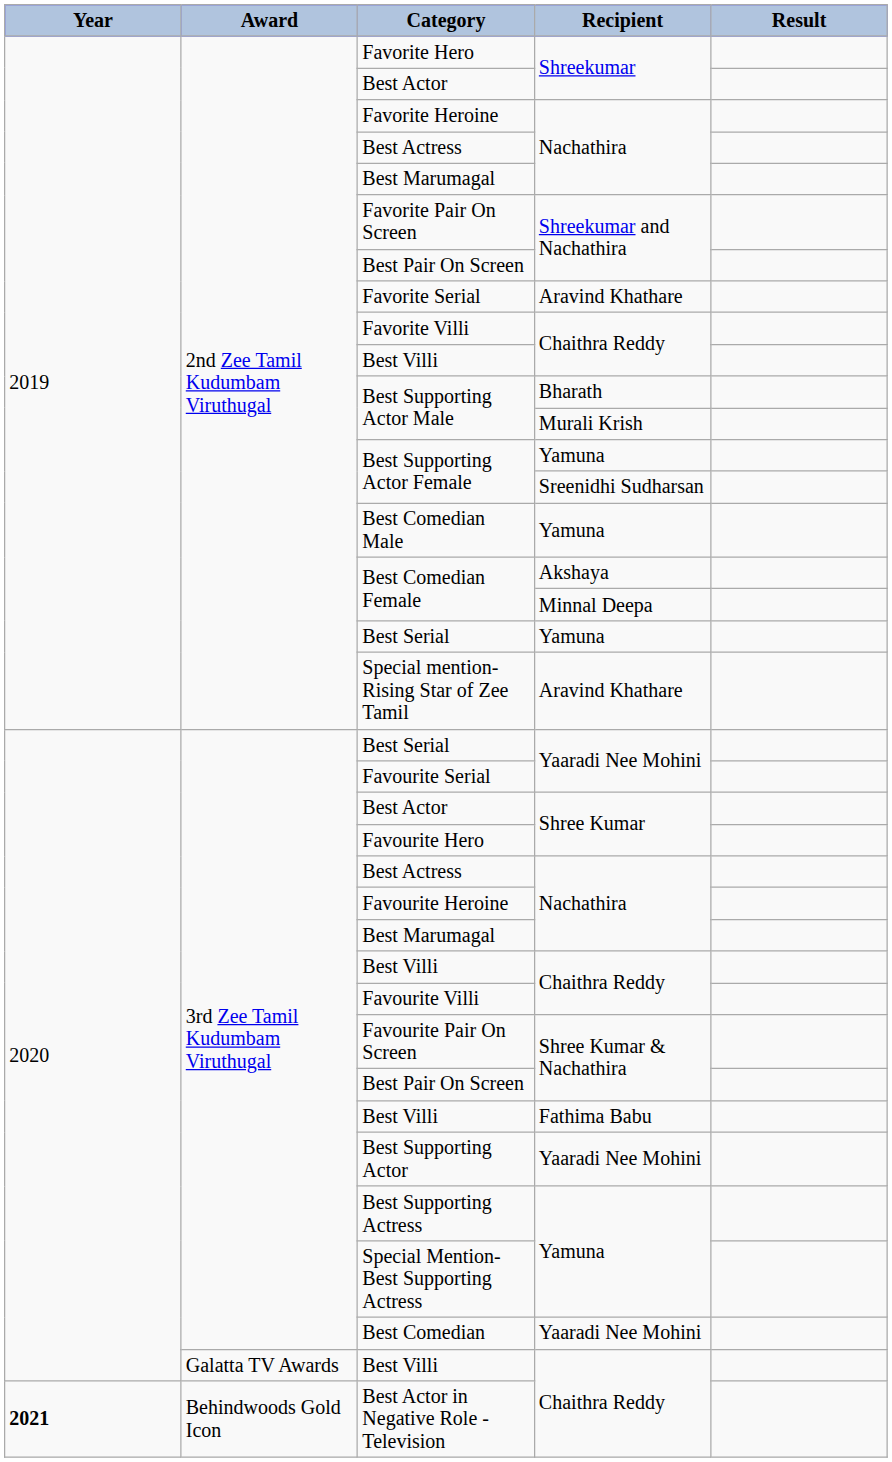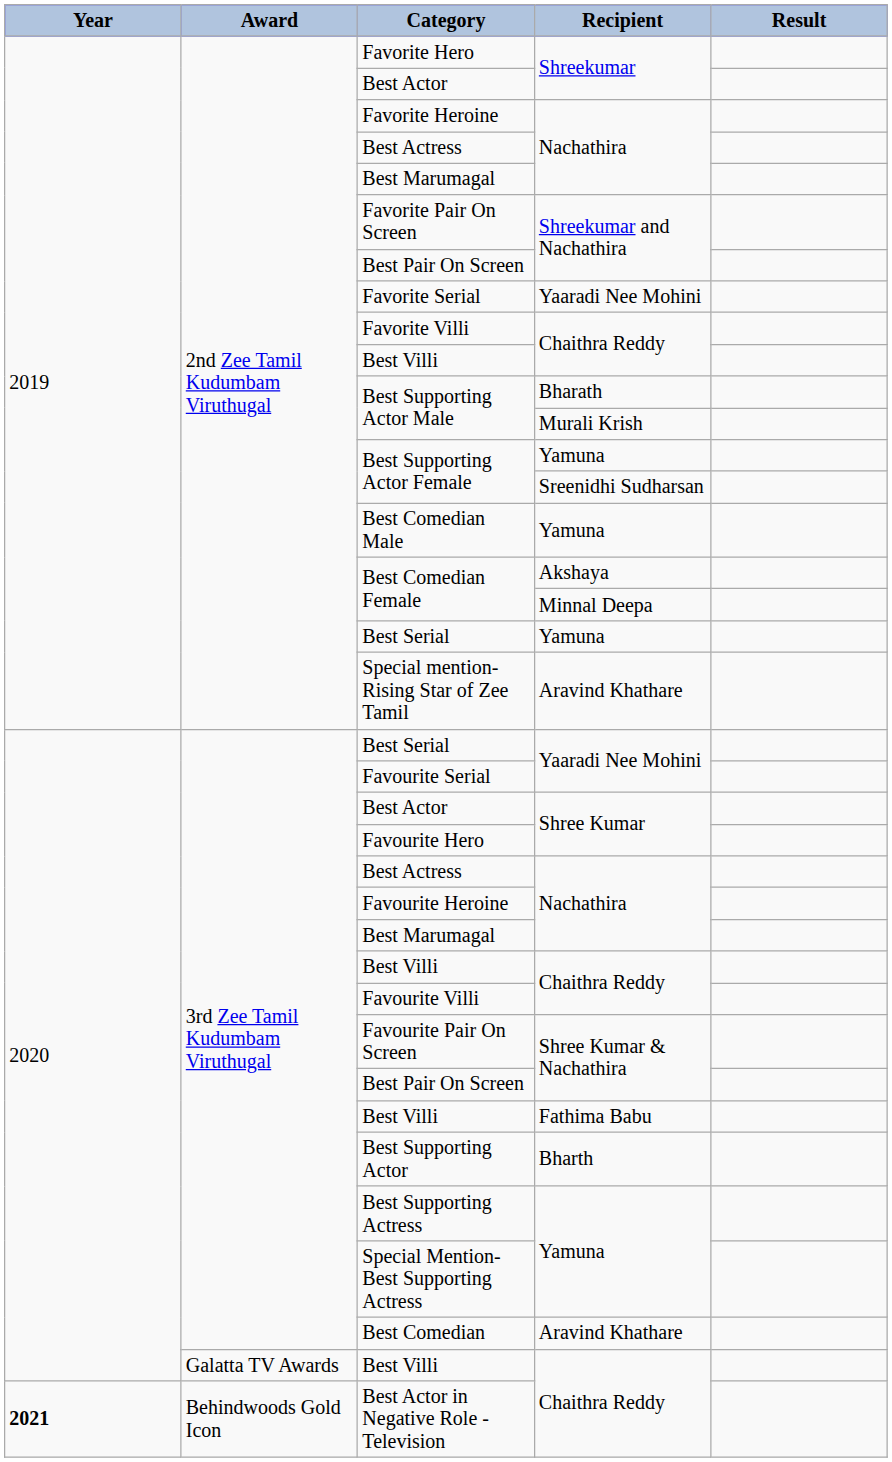(611, 296) Aravind Khathare -> (620, 296) Yaaradi Nee Mohini
(620, 1159) Yaaradi Nee Mohini -> (566, 1159) Bharth
(620, 1333) Yaaradi Nee Mohini -> (611, 1333) Aravind Khathare
